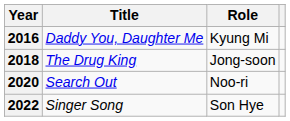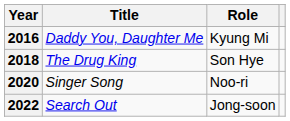(243, 60) Jong-soon -> (237, 60) Son Hye
(81, 82) Search Out -> (84, 82) Singer Song
(84, 104) Singer Song -> (81, 104) Search Out
(237, 104) Son Hye -> (243, 104) Jong-soon
